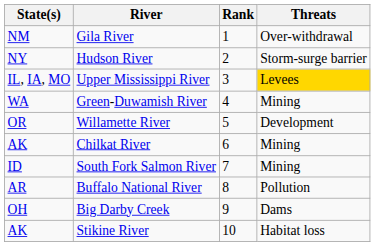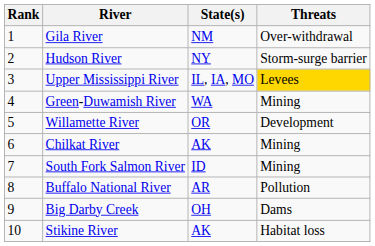columns swapped: (238, 15) <-> (39, 15)
